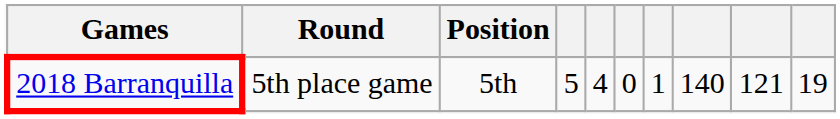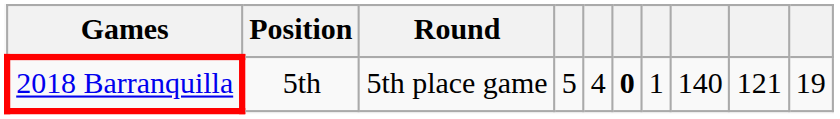columns swapped: (341, 30) <-> (498, 30)
(629, 83) normal -> (627, 83) bold
